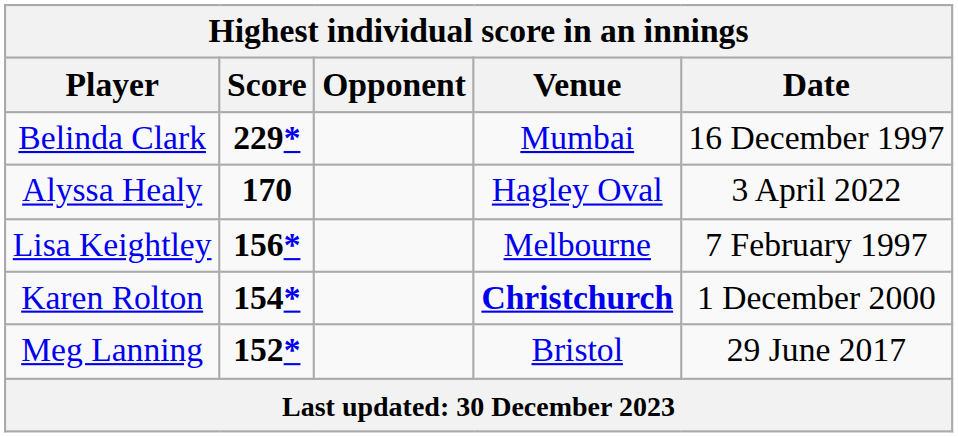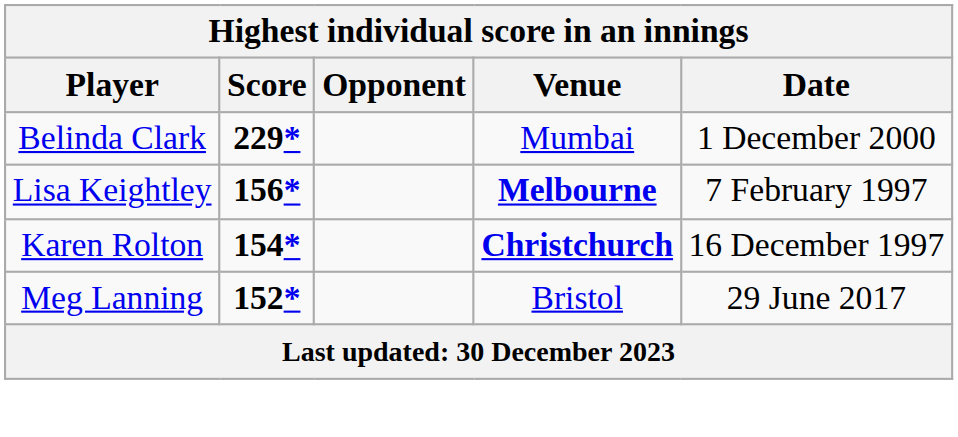(816, 137) 16 December 1997 -> (816, 137) 1 December 2000
- row: (112, 191)
(577, 244) normal -> (577, 191) bold
(816, 297) 1 December 2000 -> (816, 244) 16 December 1997
